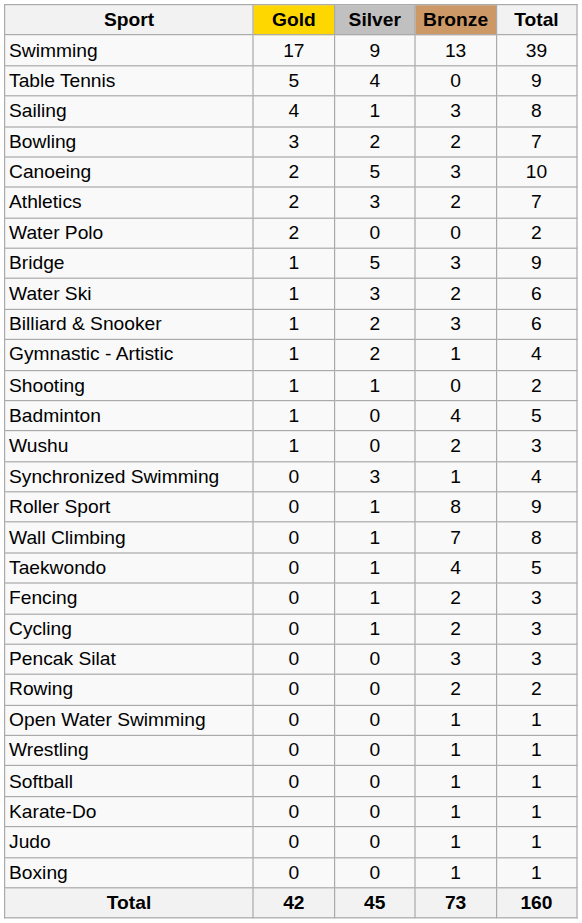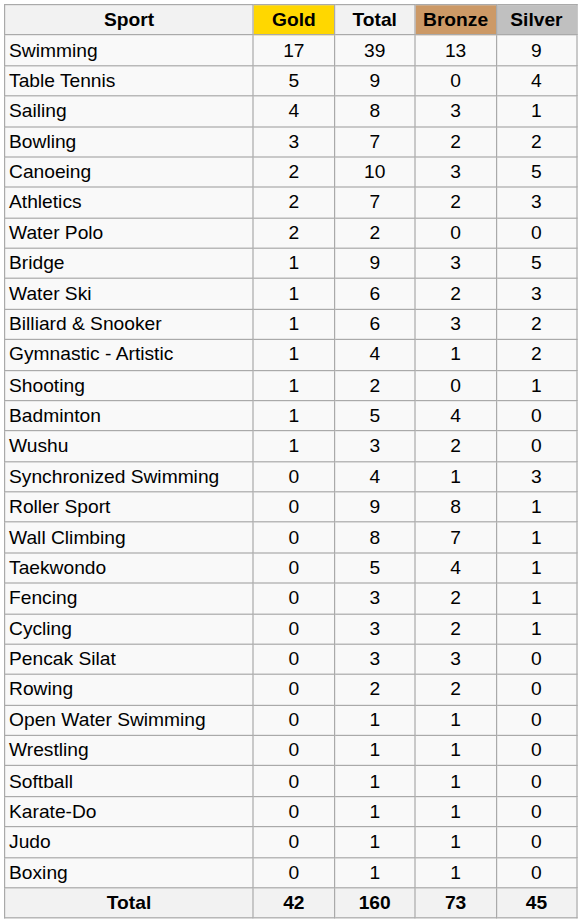columns swapped: (375, 19) <-> (536, 19)
